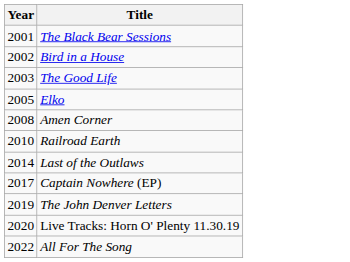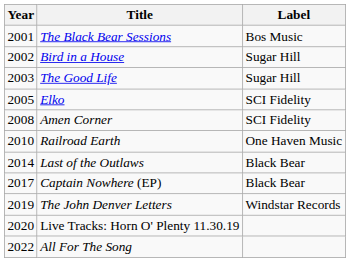+ column: (294, 15)
